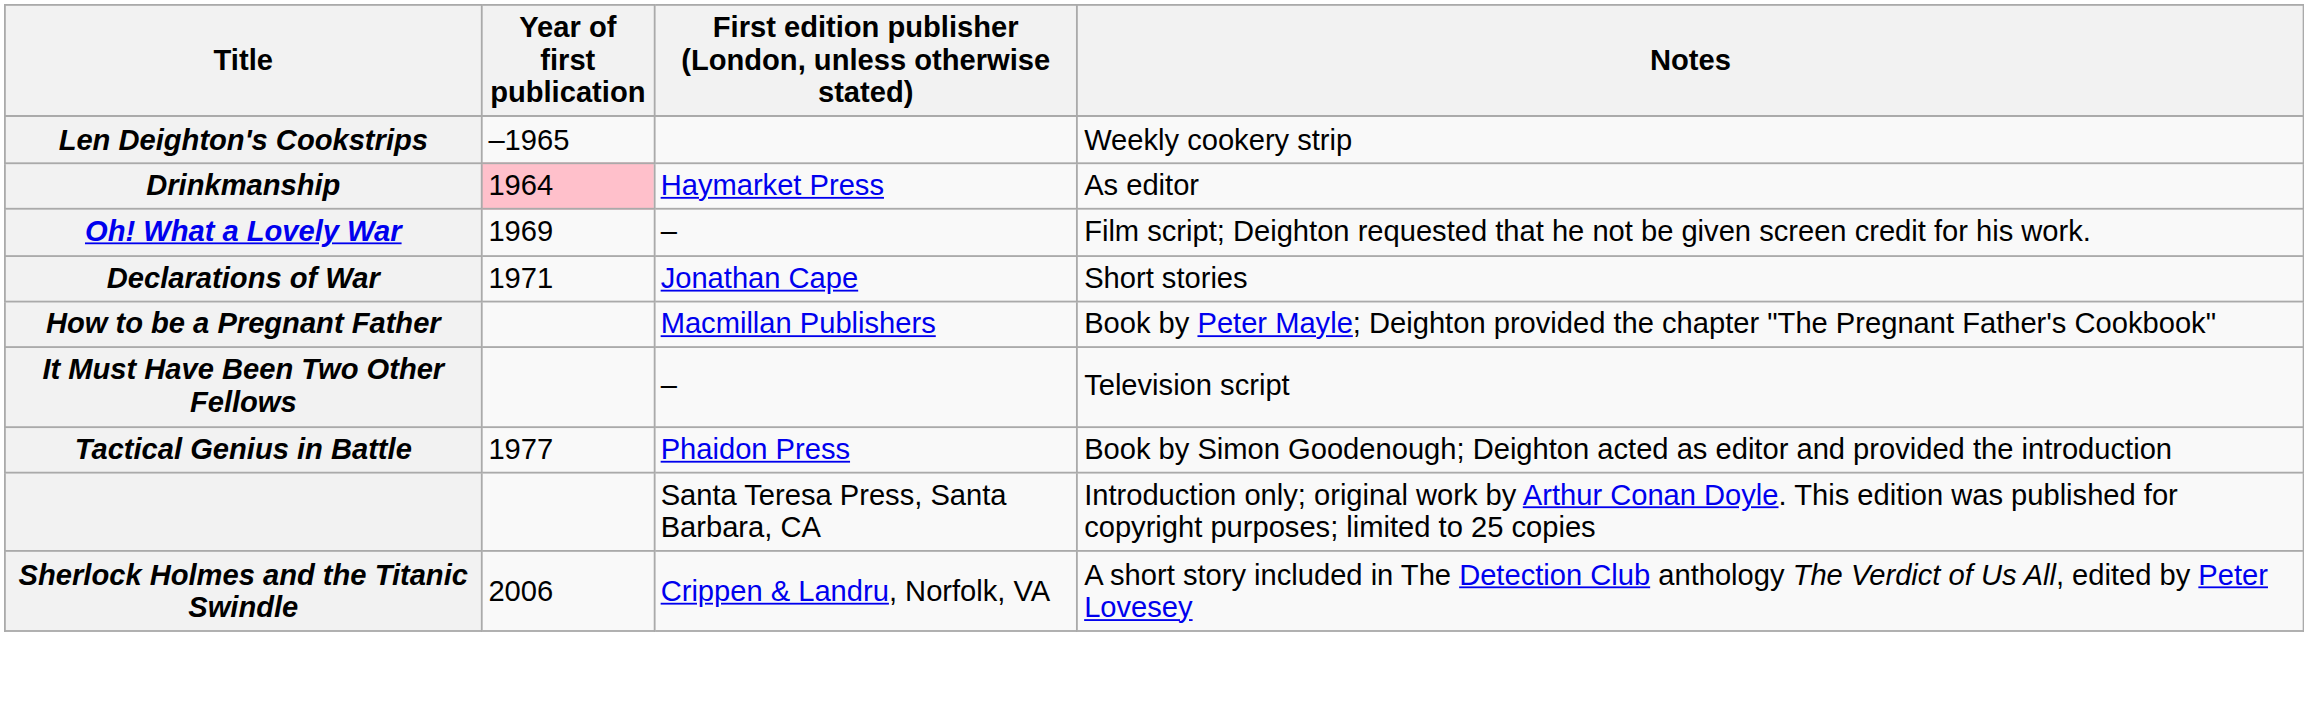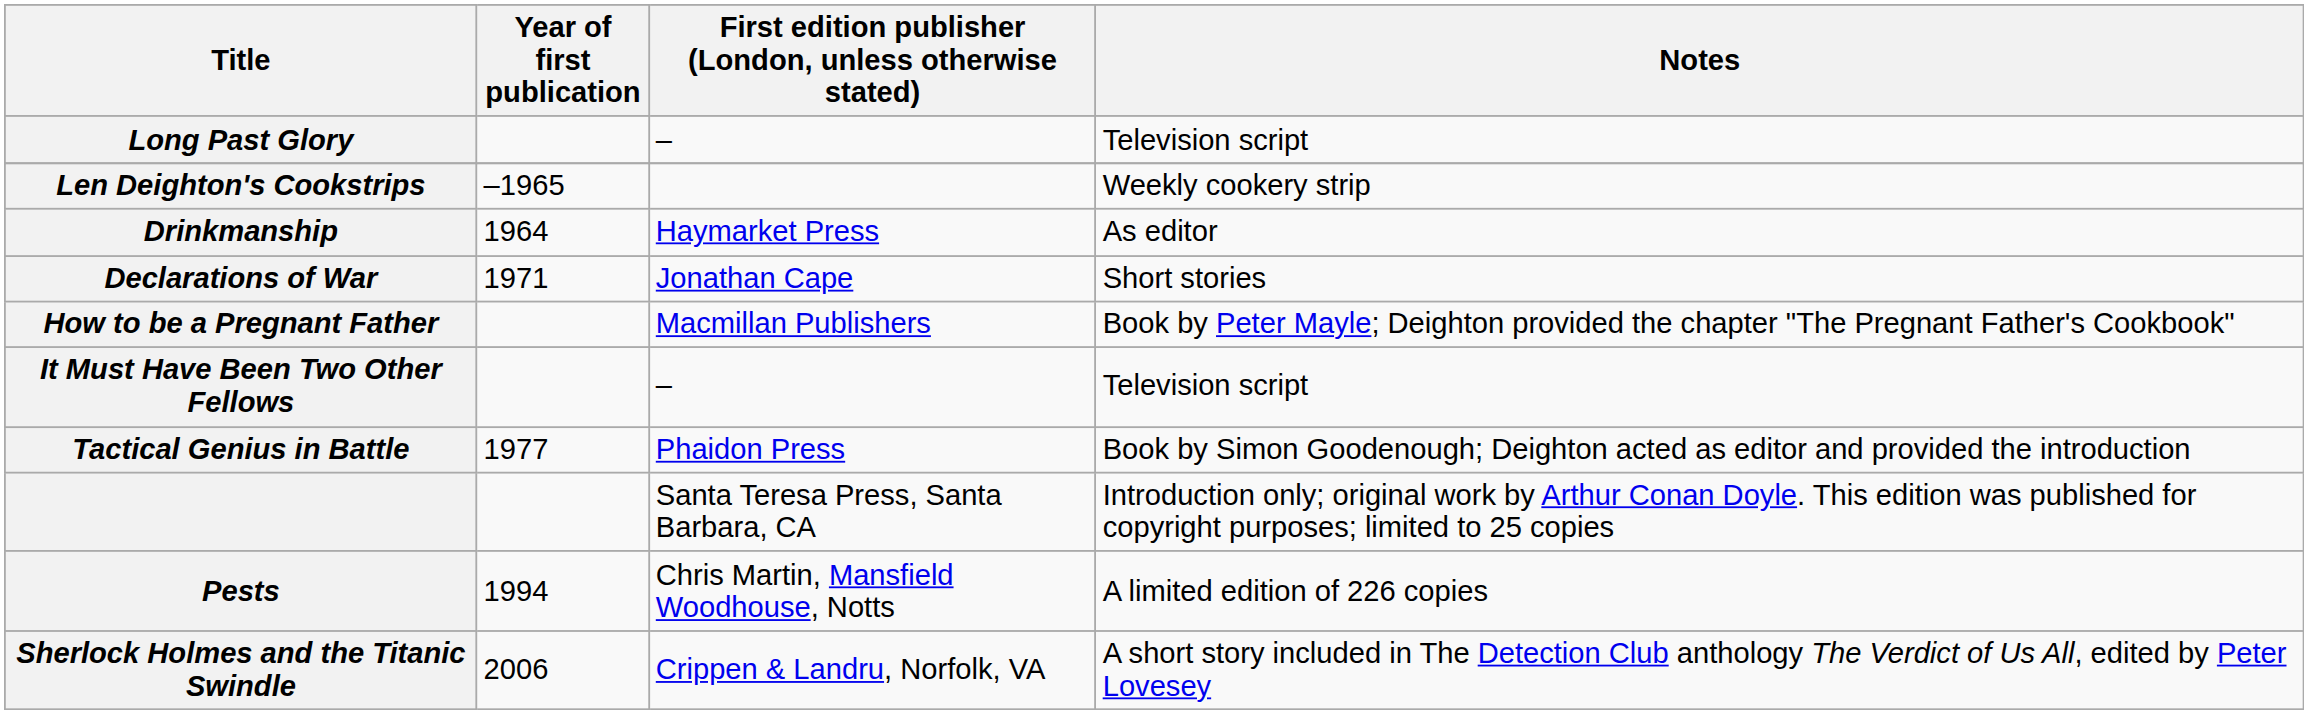+ row: (241, 139)
(521, 185) pink background -> (516, 231) no background
- row: (243, 231)
+ row: (241, 590)
